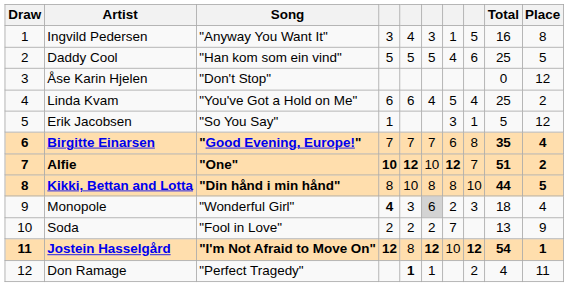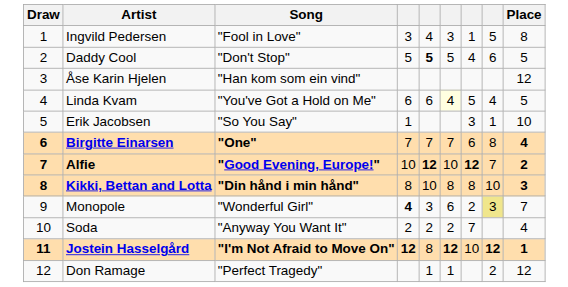- column: (503, 15)
(263, 36) "Anyway You Want It" -> (259, 36) "Fool in Love"
(270, 57) "Han kom som ein vind" -> (254, 57) "Don't Stop"
(411, 57) normal -> (429, 57) bold
(235, 79) "Don't Stop" -> (289, 79) "Han kom som ein vind"
(432, 100) no background -> (451, 100) lightyellow background
(543, 100) 2 -> (524, 100) 5
(543, 121) 12 -> (524, 121) 10
(280, 143) "Good Evening, Europe!" -> (237, 143) "One"
(219, 164) "One" -> (299, 164) "Good Evening, Europe!"
(390, 164) bold -> (408, 164) normal
(543, 185) 5 -> (524, 185) 3
(432, 206) lightgrey background -> (451, 206) no background
(474, 206) no background -> (493, 206) khaki background
(543, 206) 4 -> (524, 206) 7
(241, 228) "Fool in Love" -> (282, 228) "Anyway You Want It"
(543, 228) 9 -> (524, 228) 4
(411, 270) bold -> (429, 270) normal
(543, 270) 11 -> (524, 270) 12
